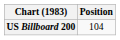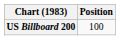(96, 27) 104 -> (96, 27) 100
